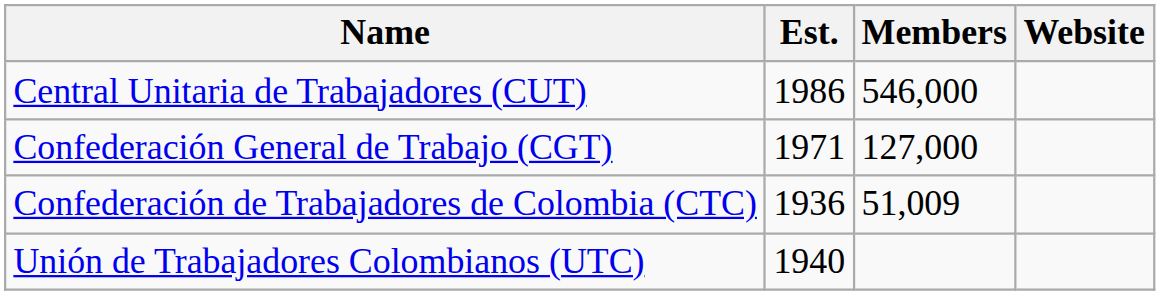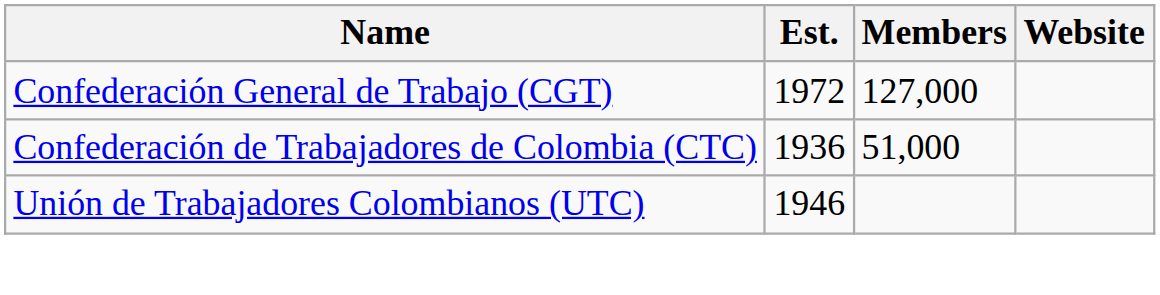- row: (300, 89)
(809, 146) 1971 -> (809, 89) 1972
(911, 203) 51,009 -> (911, 146) 51,000
(809, 260) 1940 -> (809, 203) 1946
